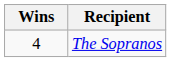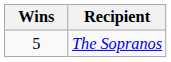(36, 43) 4 -> (36, 43) 5
